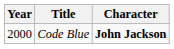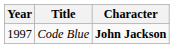(20, 33) 2000 -> (20, 33) 1997
